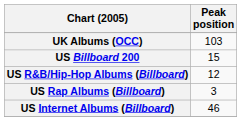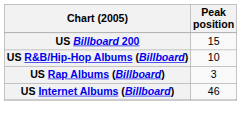- row: (97, 41)
(214, 74) 12 -> (214, 58) 10
